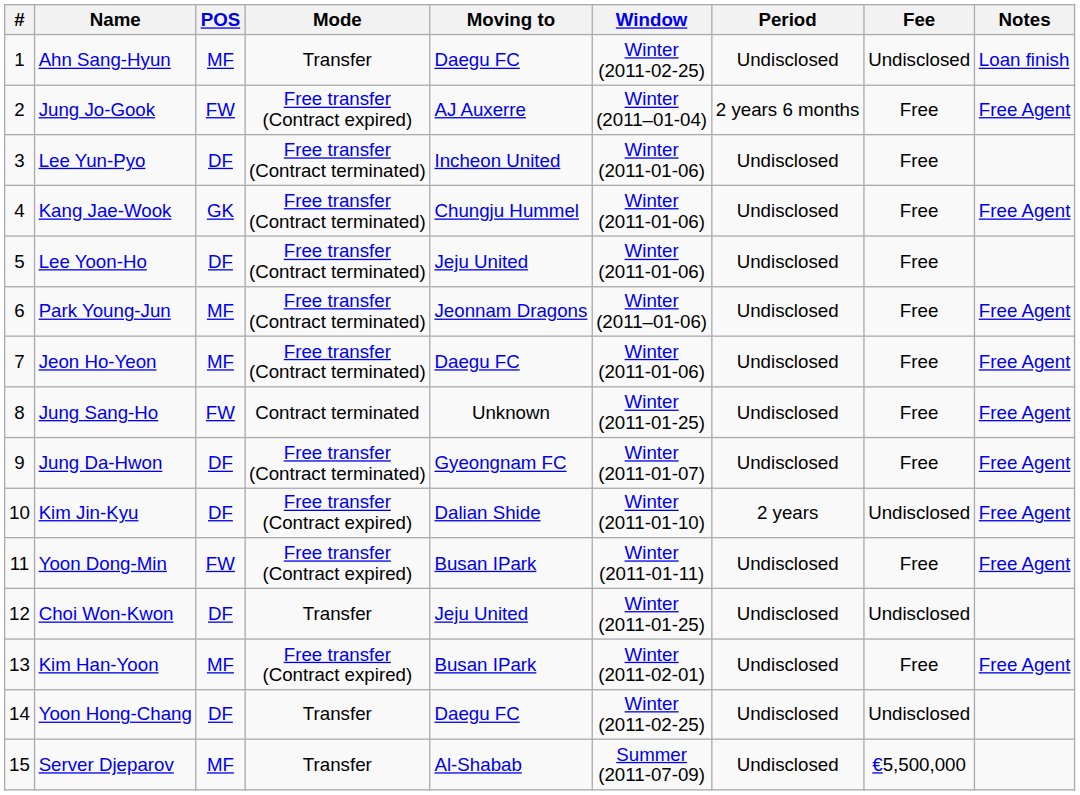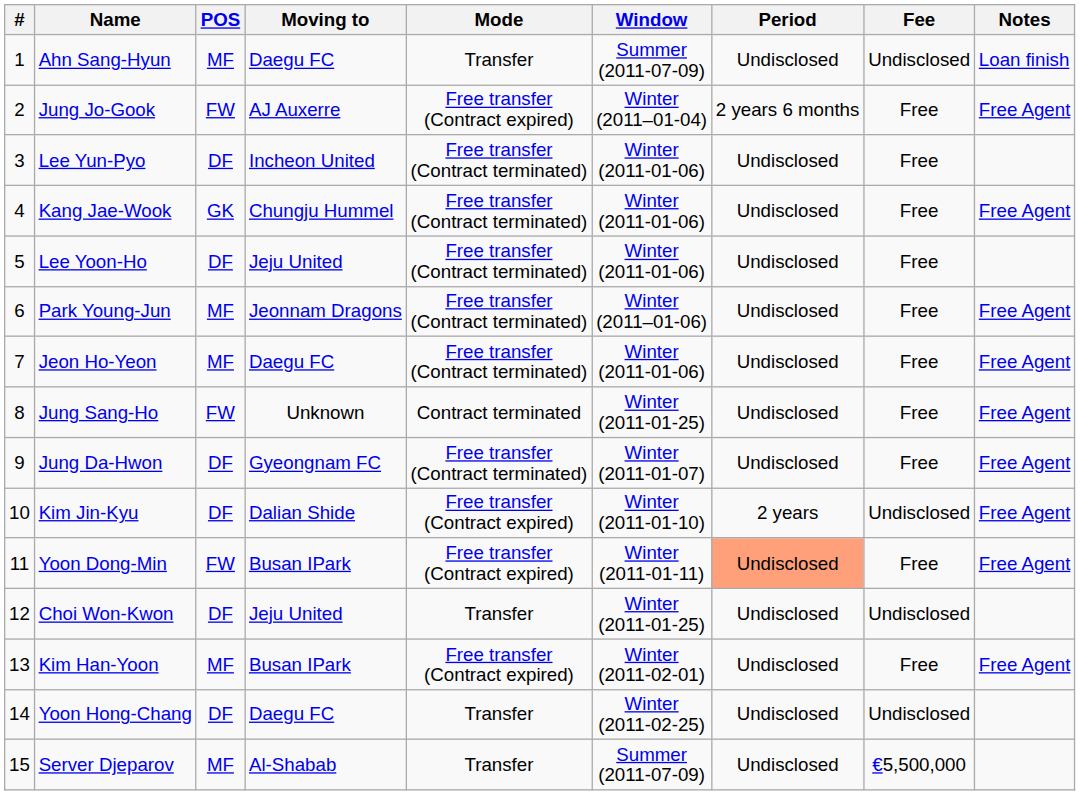columns swapped: (511, 20) <-> (337, 20)
(652, 60) Winter (2011-02-25) -> (652, 60) Summer (2011-07-09)
(788, 564) no background -> (788, 564) lightsalmon background
